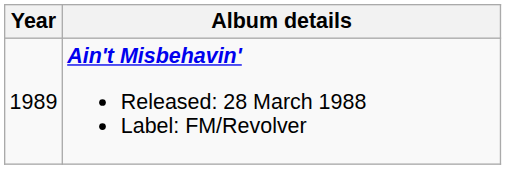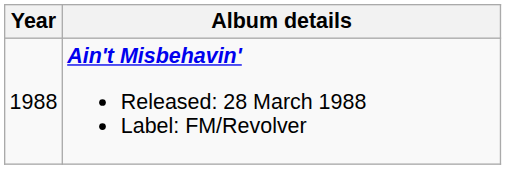(33, 101) 1989 -> (33, 101) 1988
